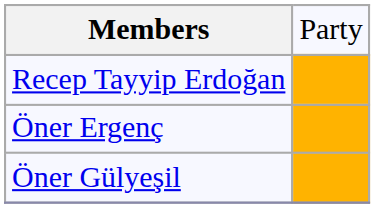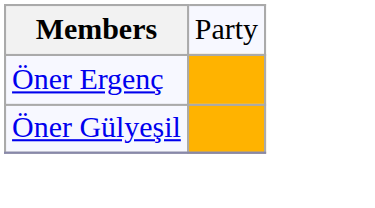- row: (149, 78)
